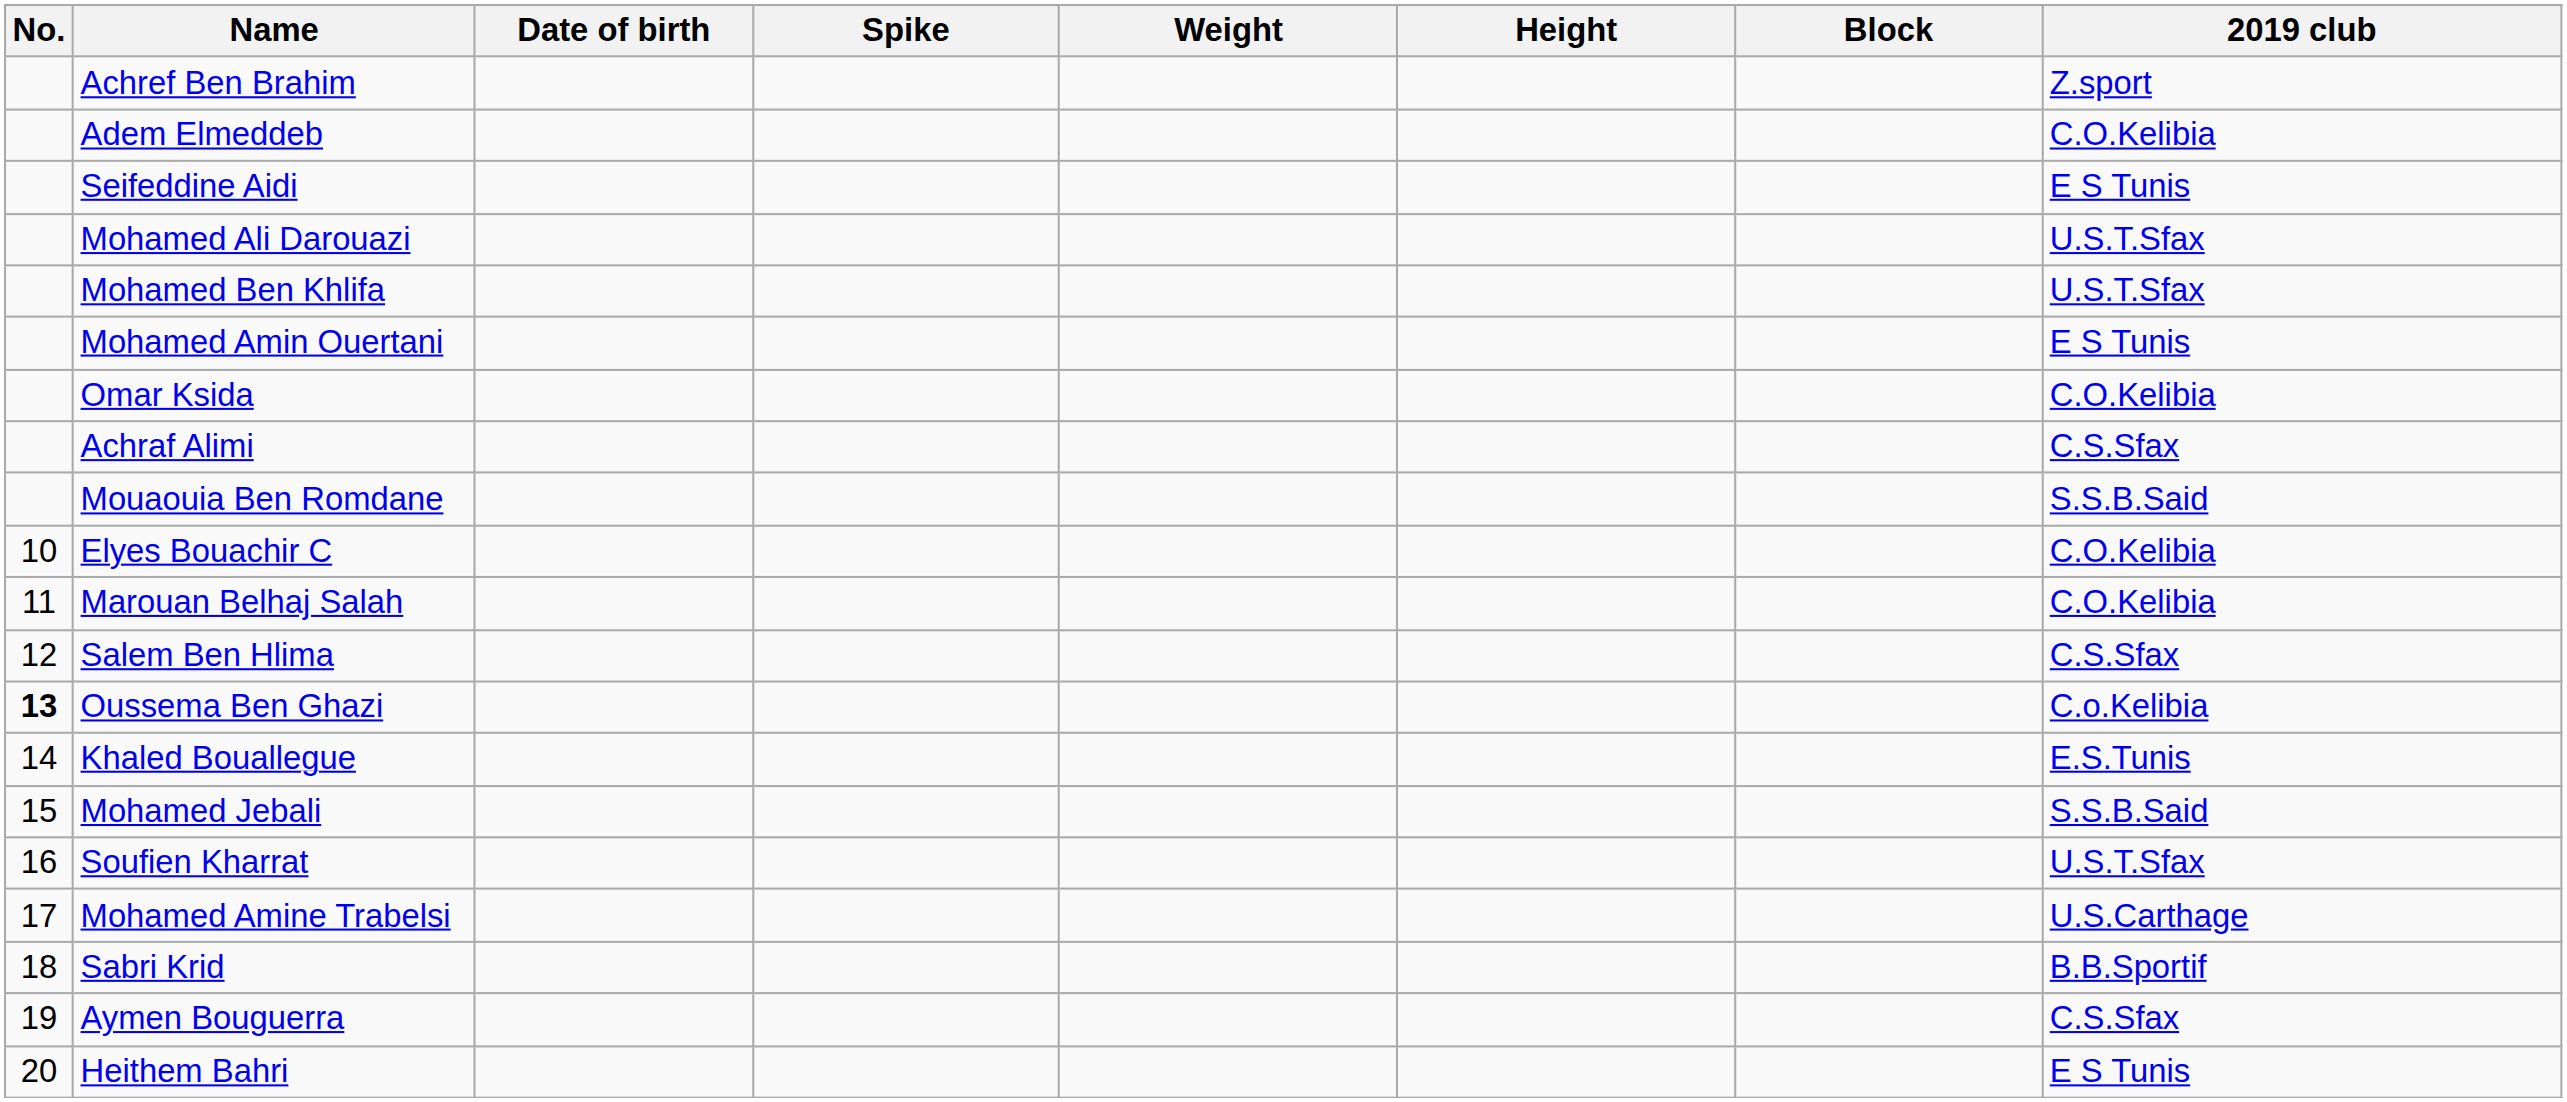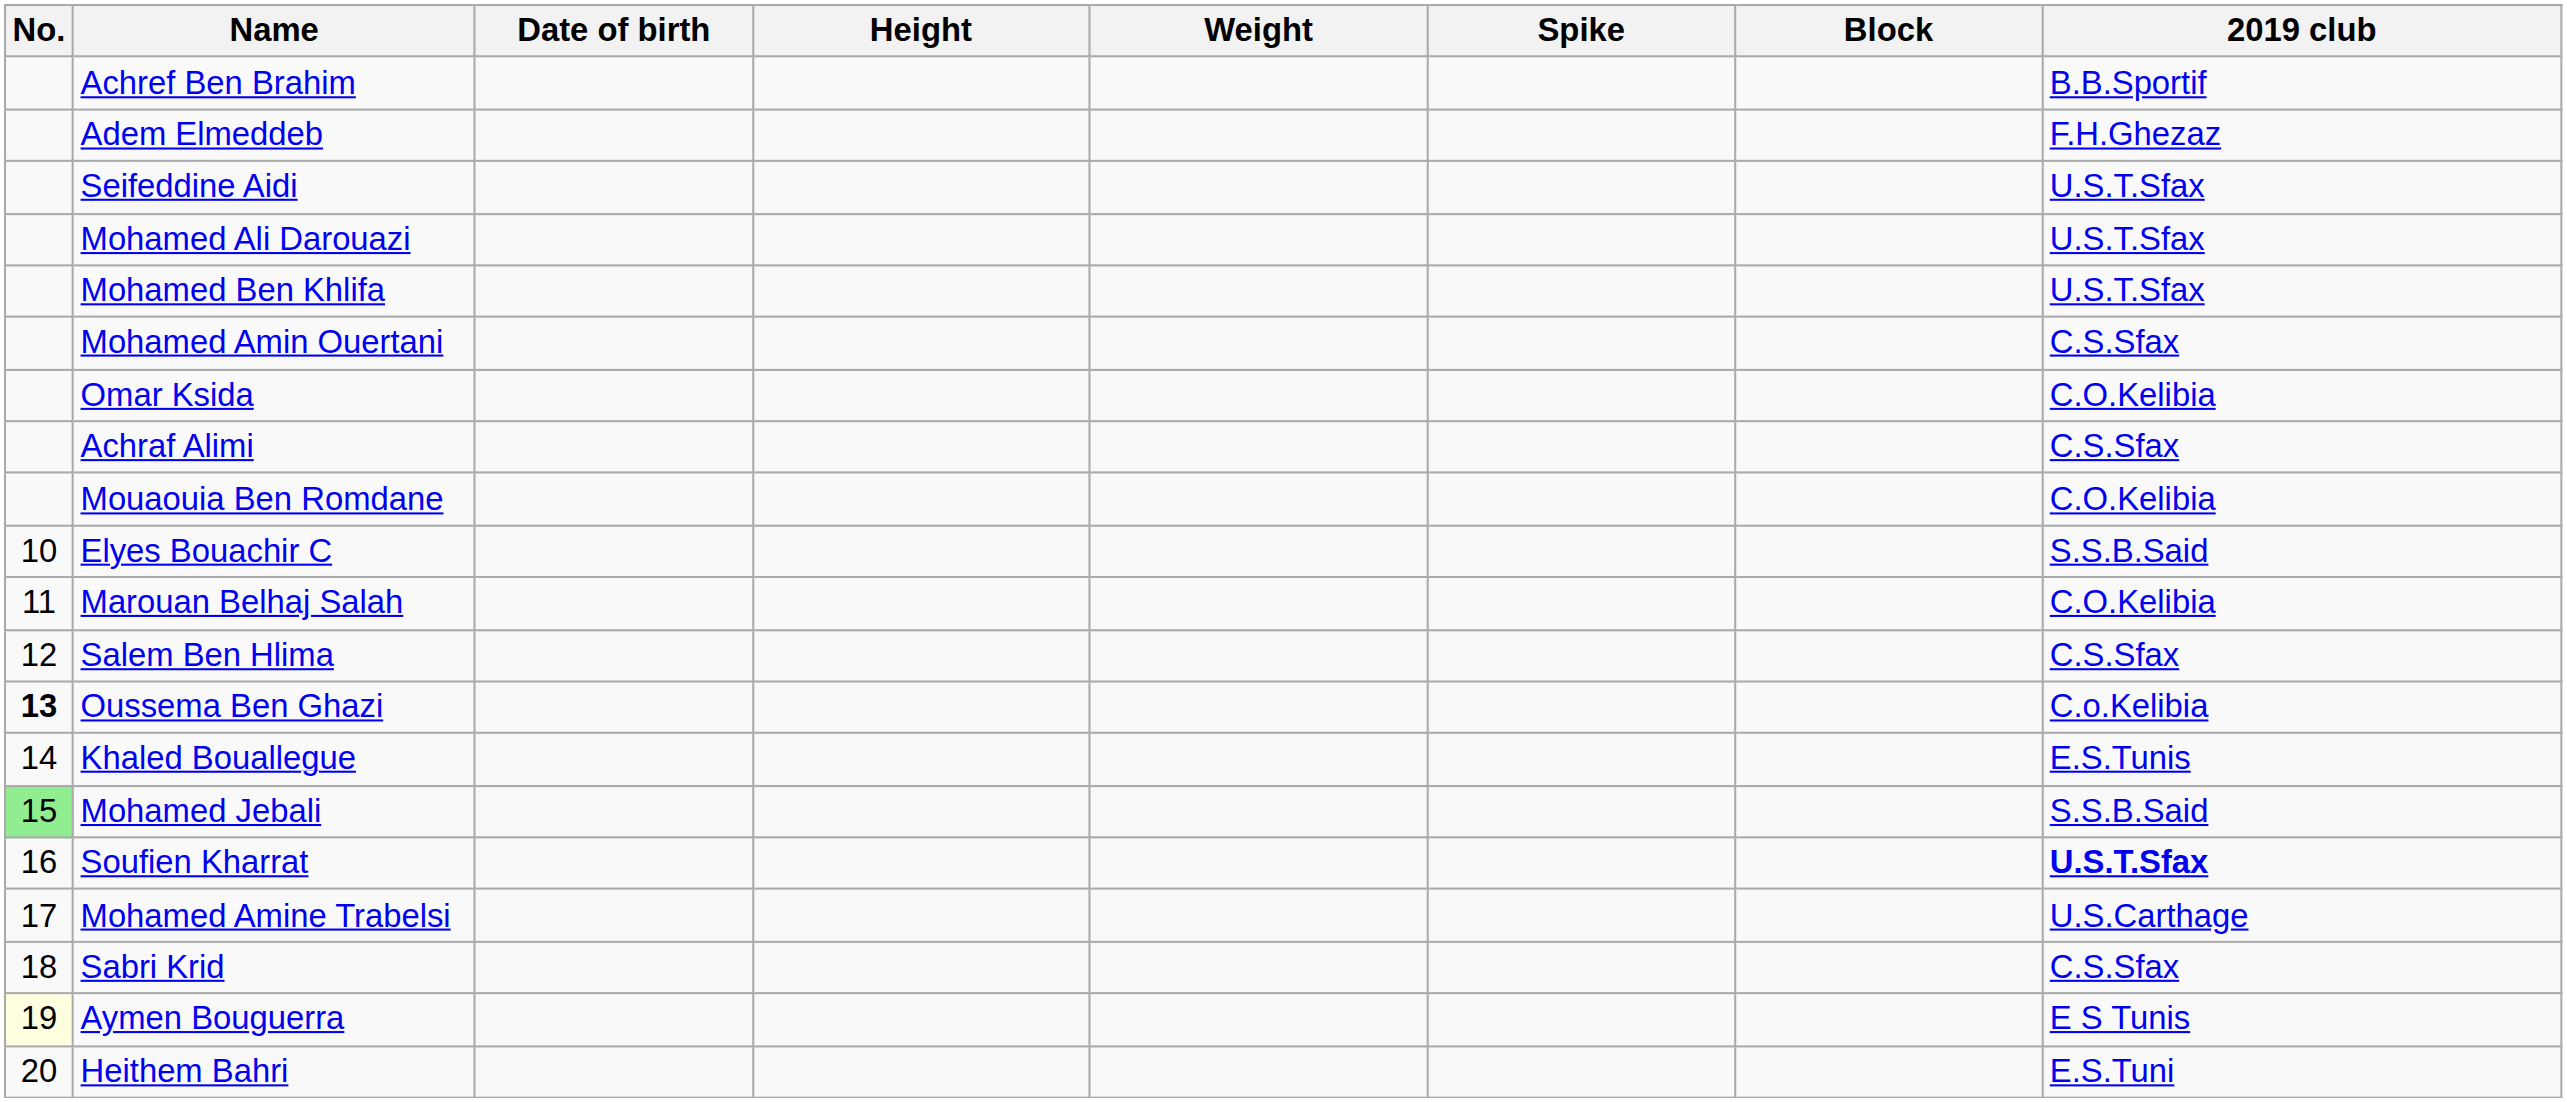columns swapped: (1566, 30) <-> (906, 30)
(2101, 82) Z.sport -> (2128, 82) B.B.Sportif
(2133, 134) C.O.Kelibia -> (2135, 134) F.H.Ghezaz
(2120, 186) E S Tunis -> (2127, 186) U.S.T.Sfax
(2120, 342) E S Tunis -> (2114, 342) C.S.Sfax
(2129, 498) S.S.B.Said -> (2133, 498) C.O.Kelibia
(2133, 550) C.O.Kelibia -> (2129, 550) S.S.B.Said
(39, 810) no background -> (39, 810) lightgreen background
(2127, 862) normal -> (2129, 862) bold
(2128, 966) B.B.Sportif -> (2114, 966) C.S.Sfax
(39, 1018) no background -> (39, 1018) lightyellow background
(2114, 1018) C.S.Sfax -> (2120, 1018) E S Tunis
(2120, 1070) E S Tunis -> (2112, 1070) E.S.Tuni
